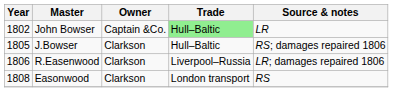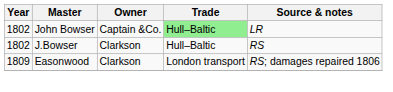(18, 45) 1805 -> (18, 45) 1802
(320, 45) RS; damages repaired 1806 -> (257, 45) RS
- row: (67, 62)
(18, 78) 1808 -> (18, 62) 1809
(263, 78) RS -> (315, 62) RS; damages repaired 1806
